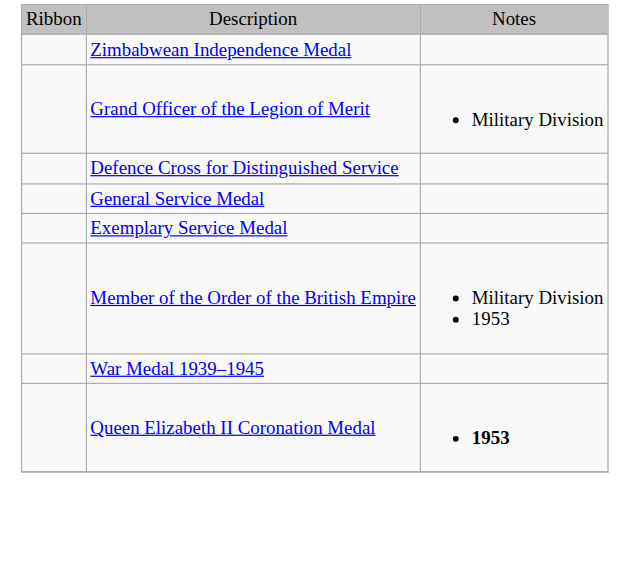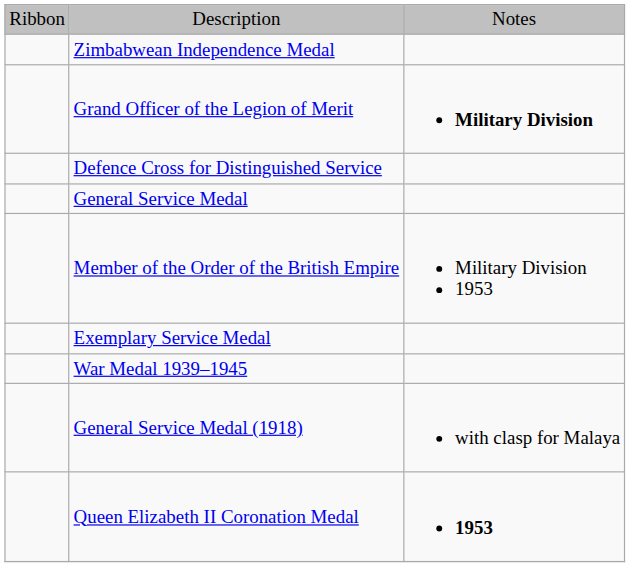(514, 120) normal -> (514, 120) bold
rows swapped: (189, 228) <-> (253, 298)
+ row: (188, 427)
